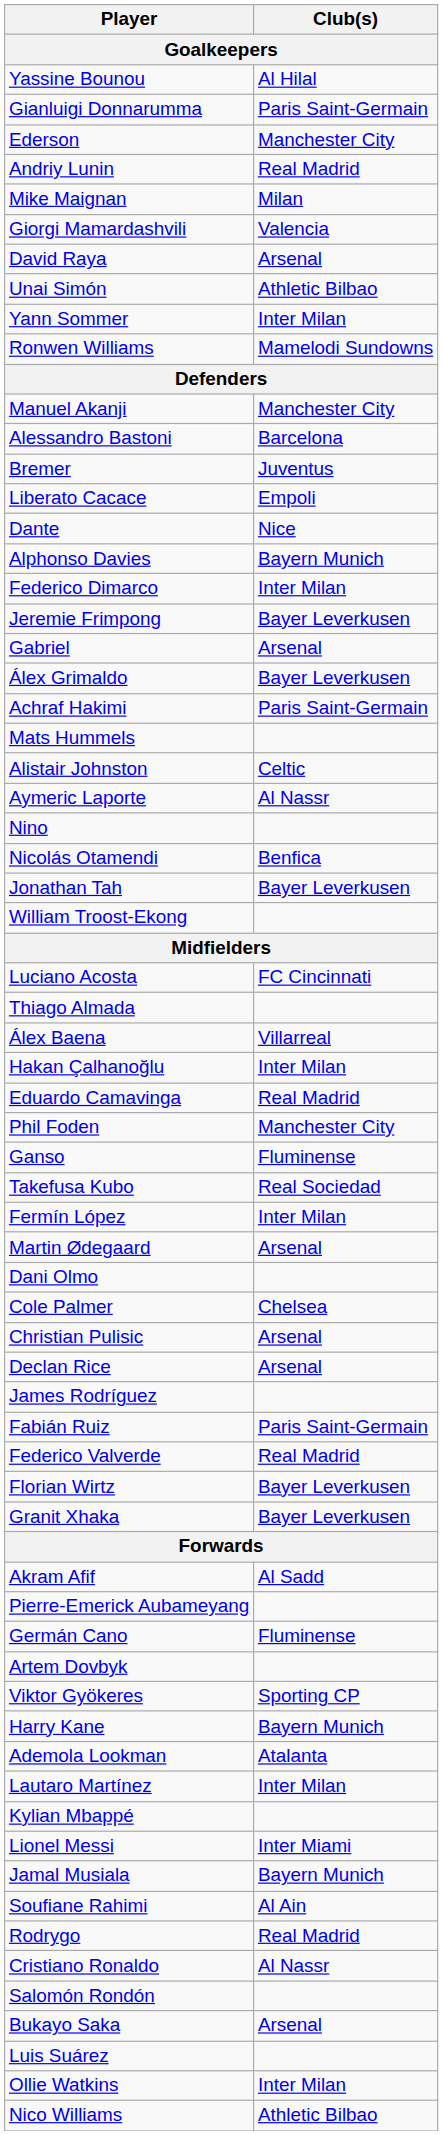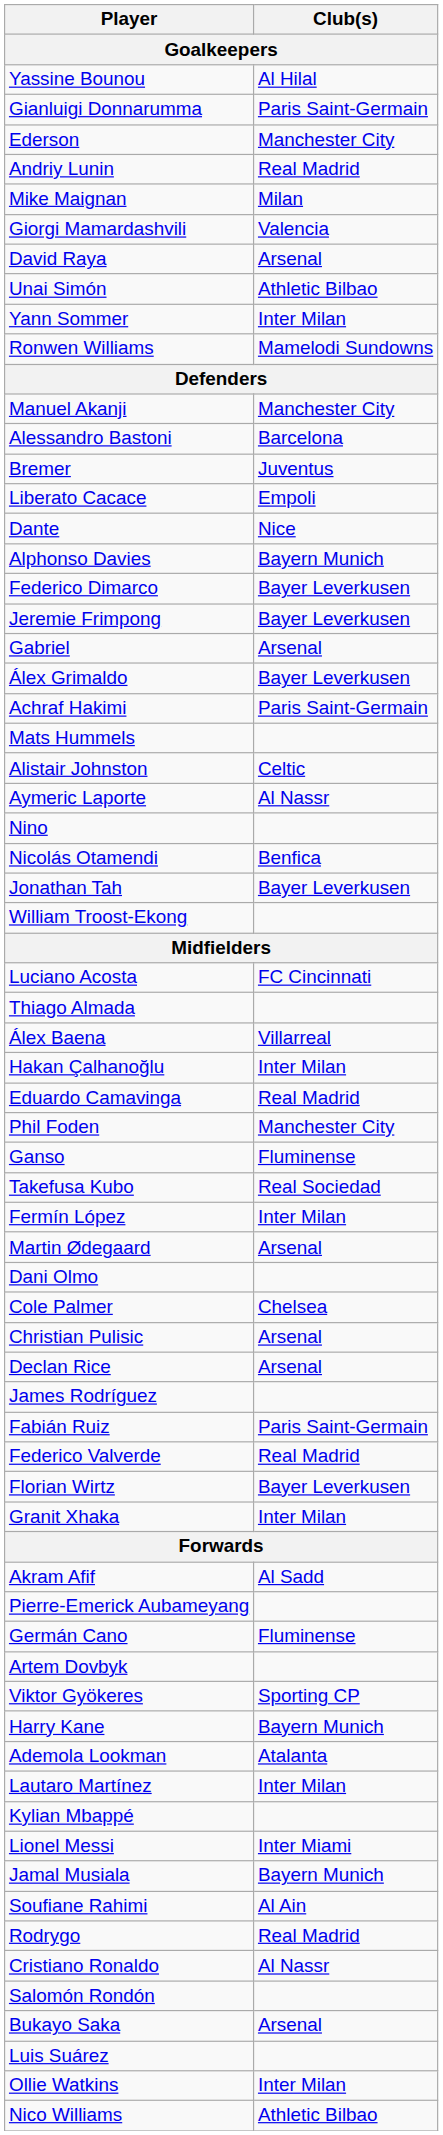(302, 588) Inter Milan -> (334, 588) Bayer Leverkusen
(334, 1516) Bayer Leverkusen -> (302, 1516) Inter Milan
